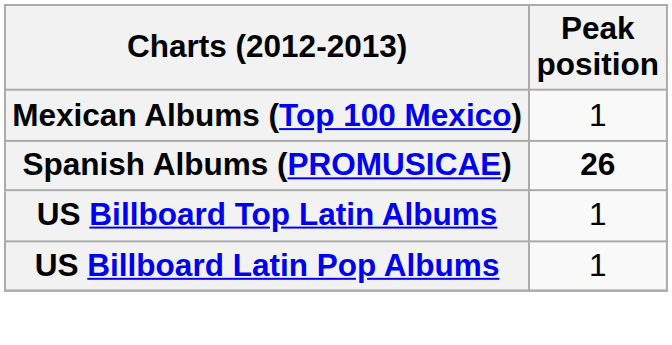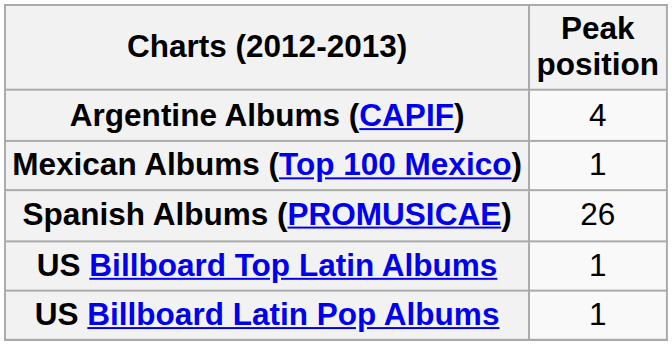+ row: (267, 114)
(598, 164) bold -> (598, 214) normal
